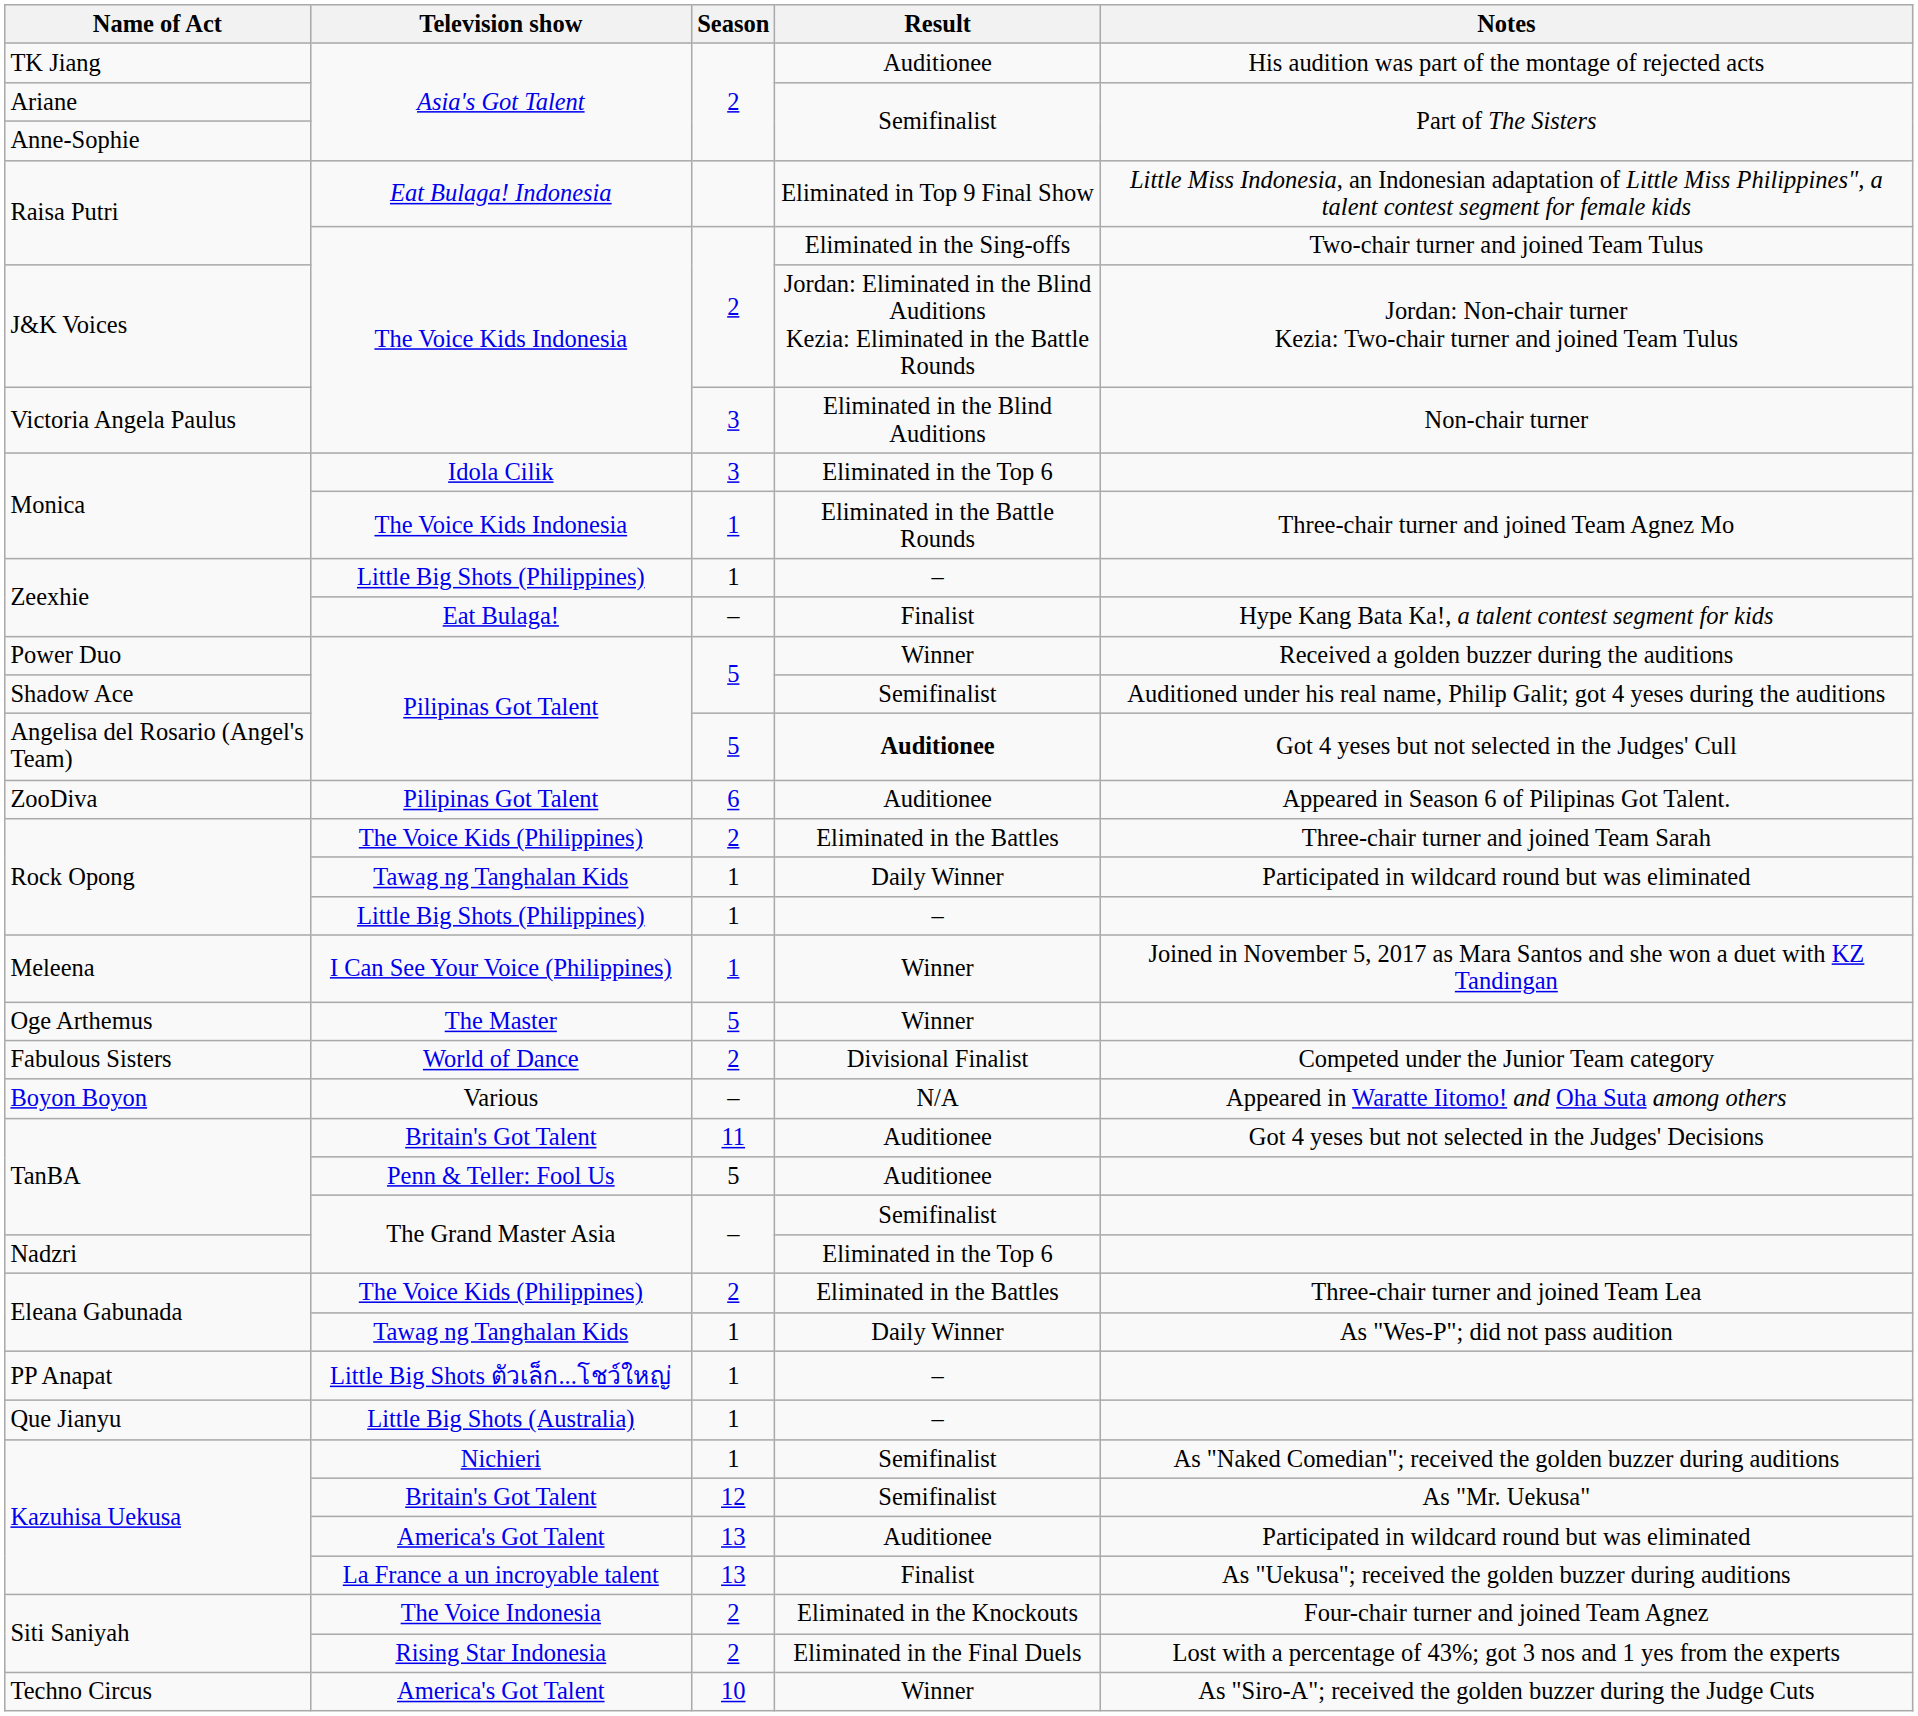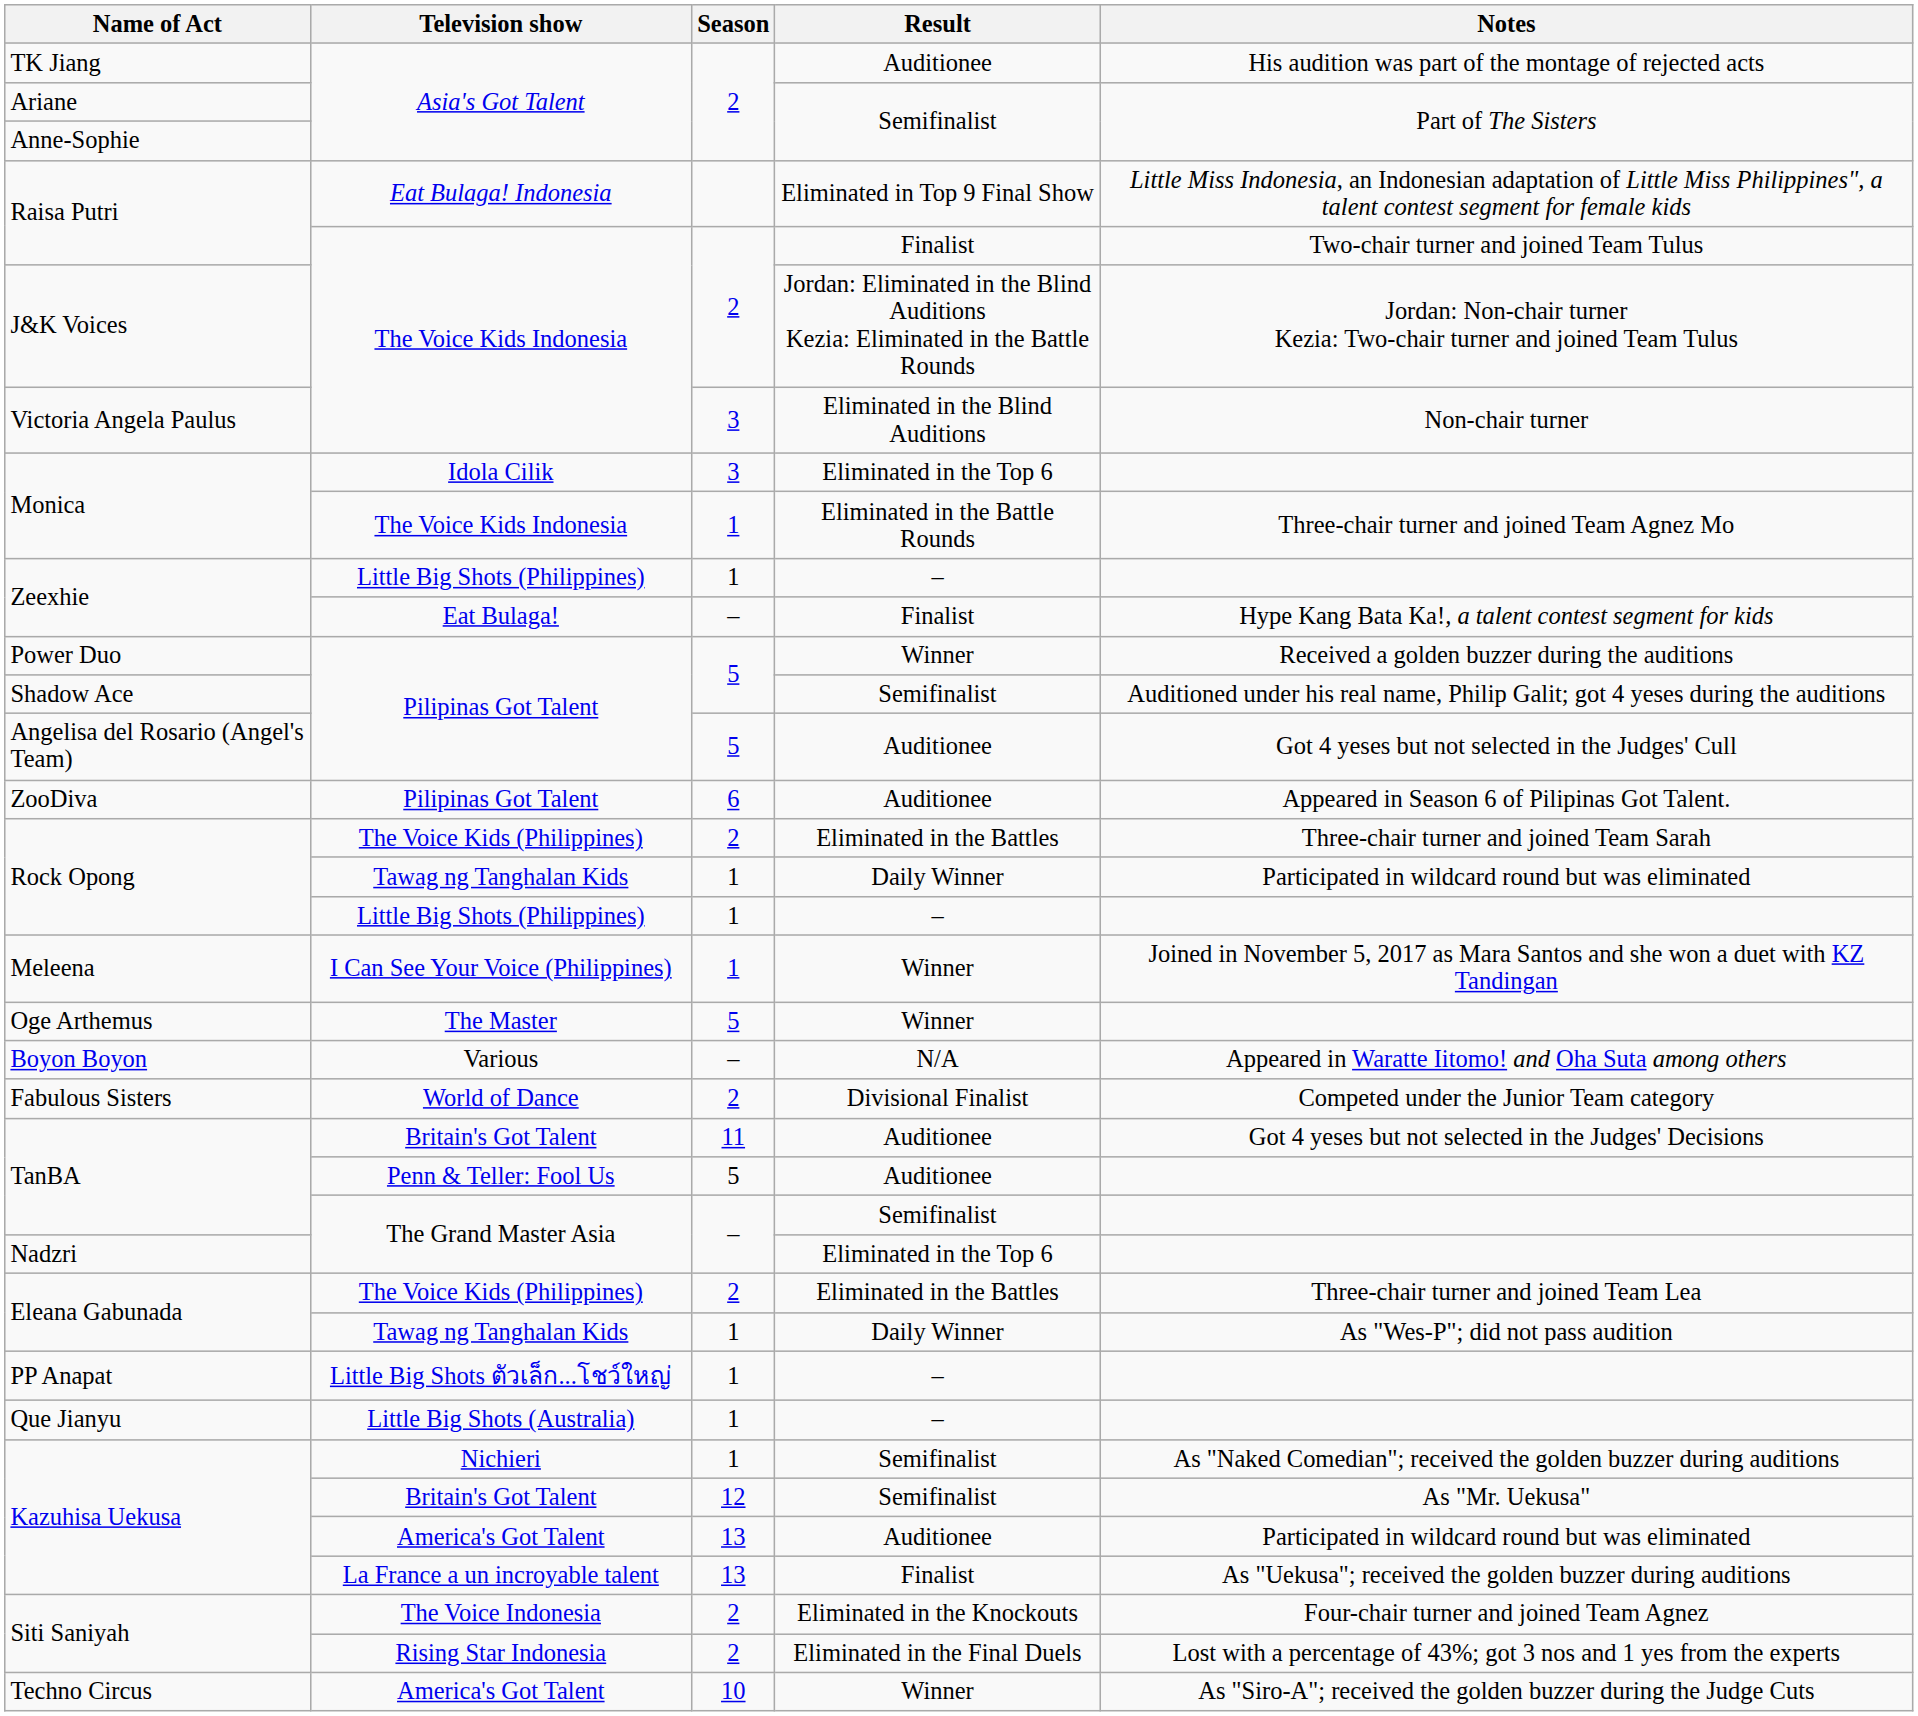(938, 245) Eliminated in the Sing-offs -> (938, 245) Finalist
(938, 746) bold -> (938, 746) normal
rows swapped: (91, 1059) <-> (79, 1098)
